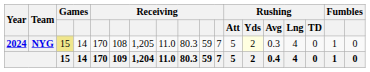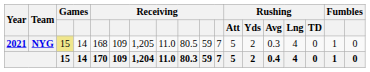(17, 43) 2024 -> (17, 43) 2021
(100, 43) 170 -> (100, 43) 168
(120, 43) 108 -> (120, 43) 109
(189, 43) 80.3 -> (189, 43) 80.5
(253, 43) lightyellow background -> (253, 43) no background
